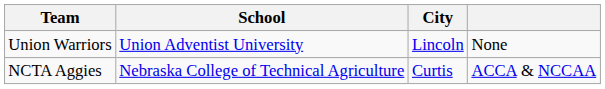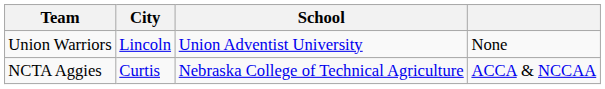columns swapped: (262, 17) <-> (438, 17)
